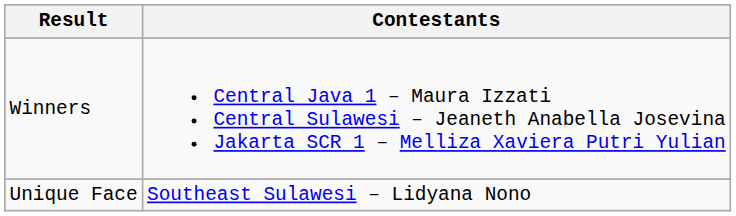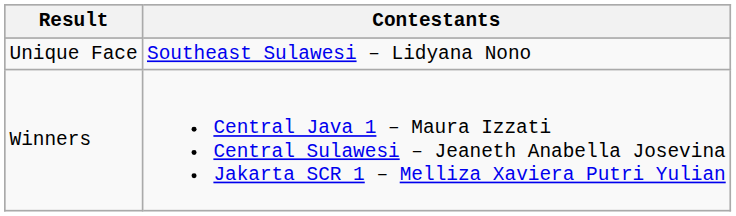rows swapped: (50, 108) <-> (74, 195)
